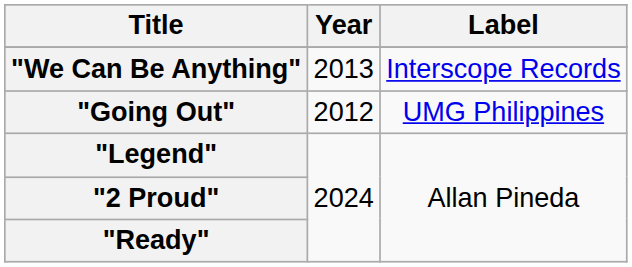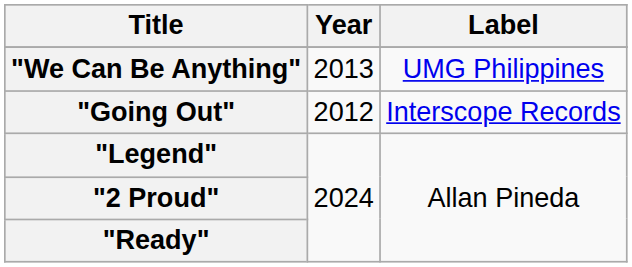(503, 68) Interscope Records -> (503, 68) UMG Philippines
(503, 111) UMG Philippines -> (503, 111) Interscope Records
